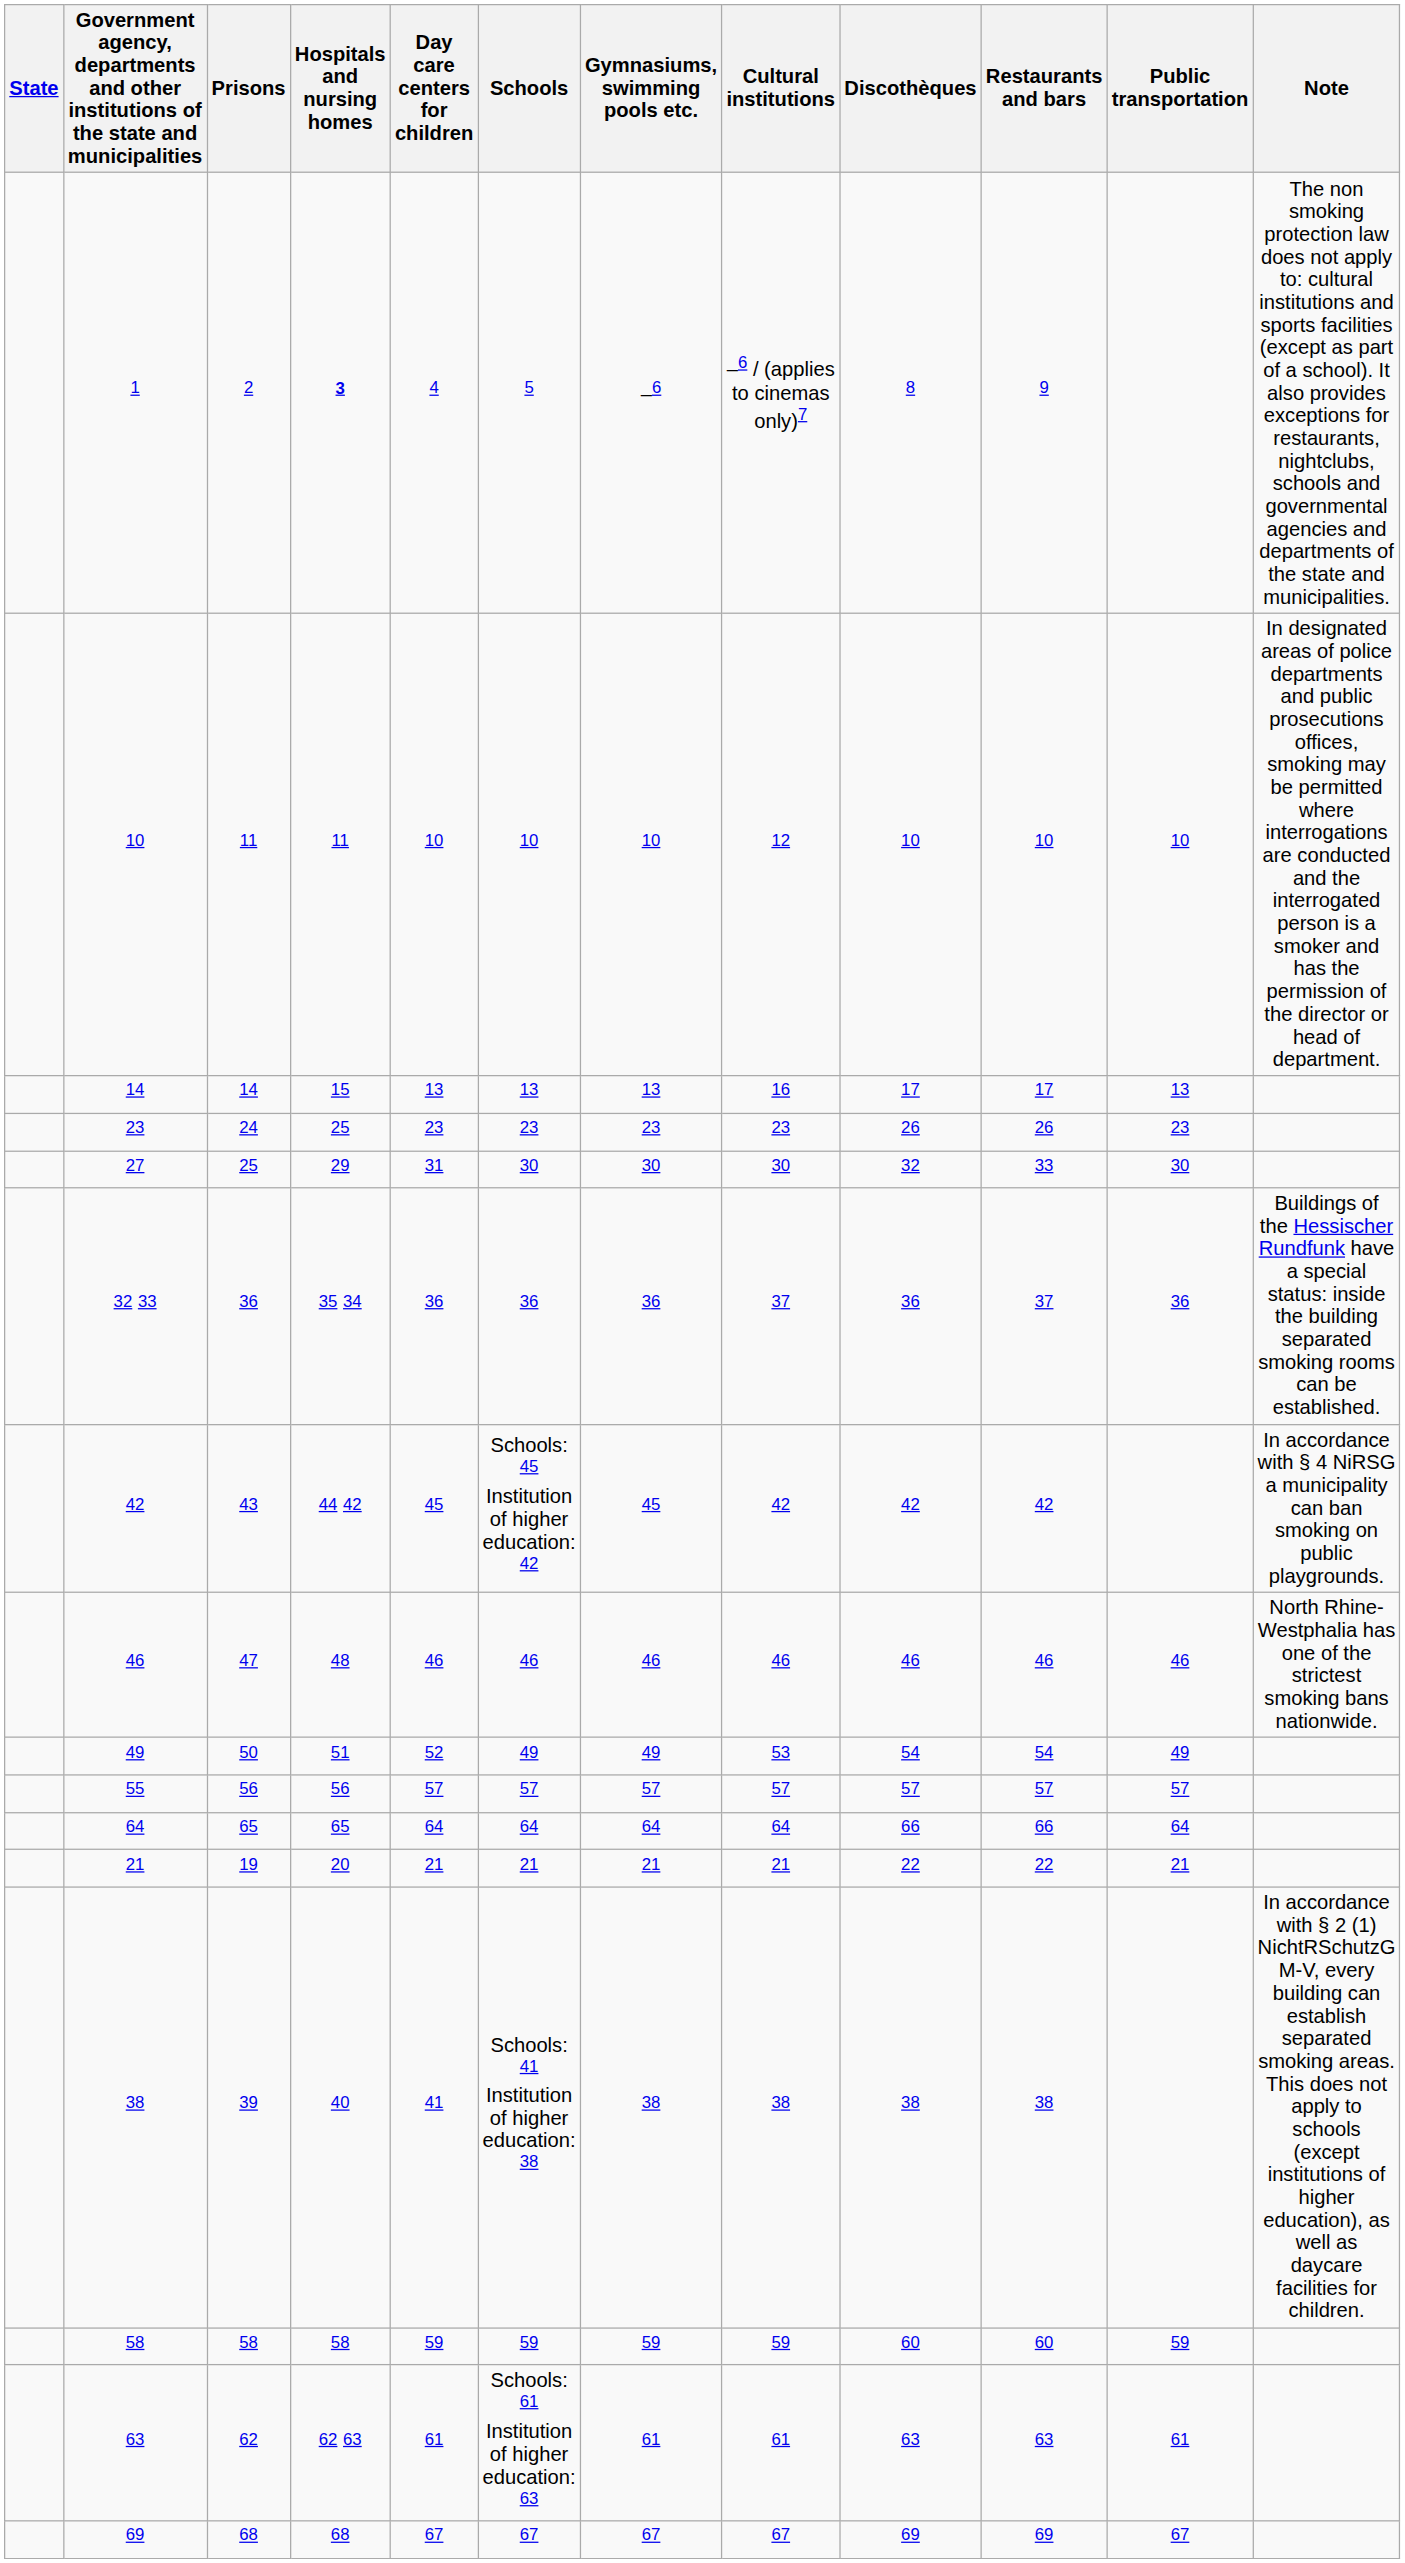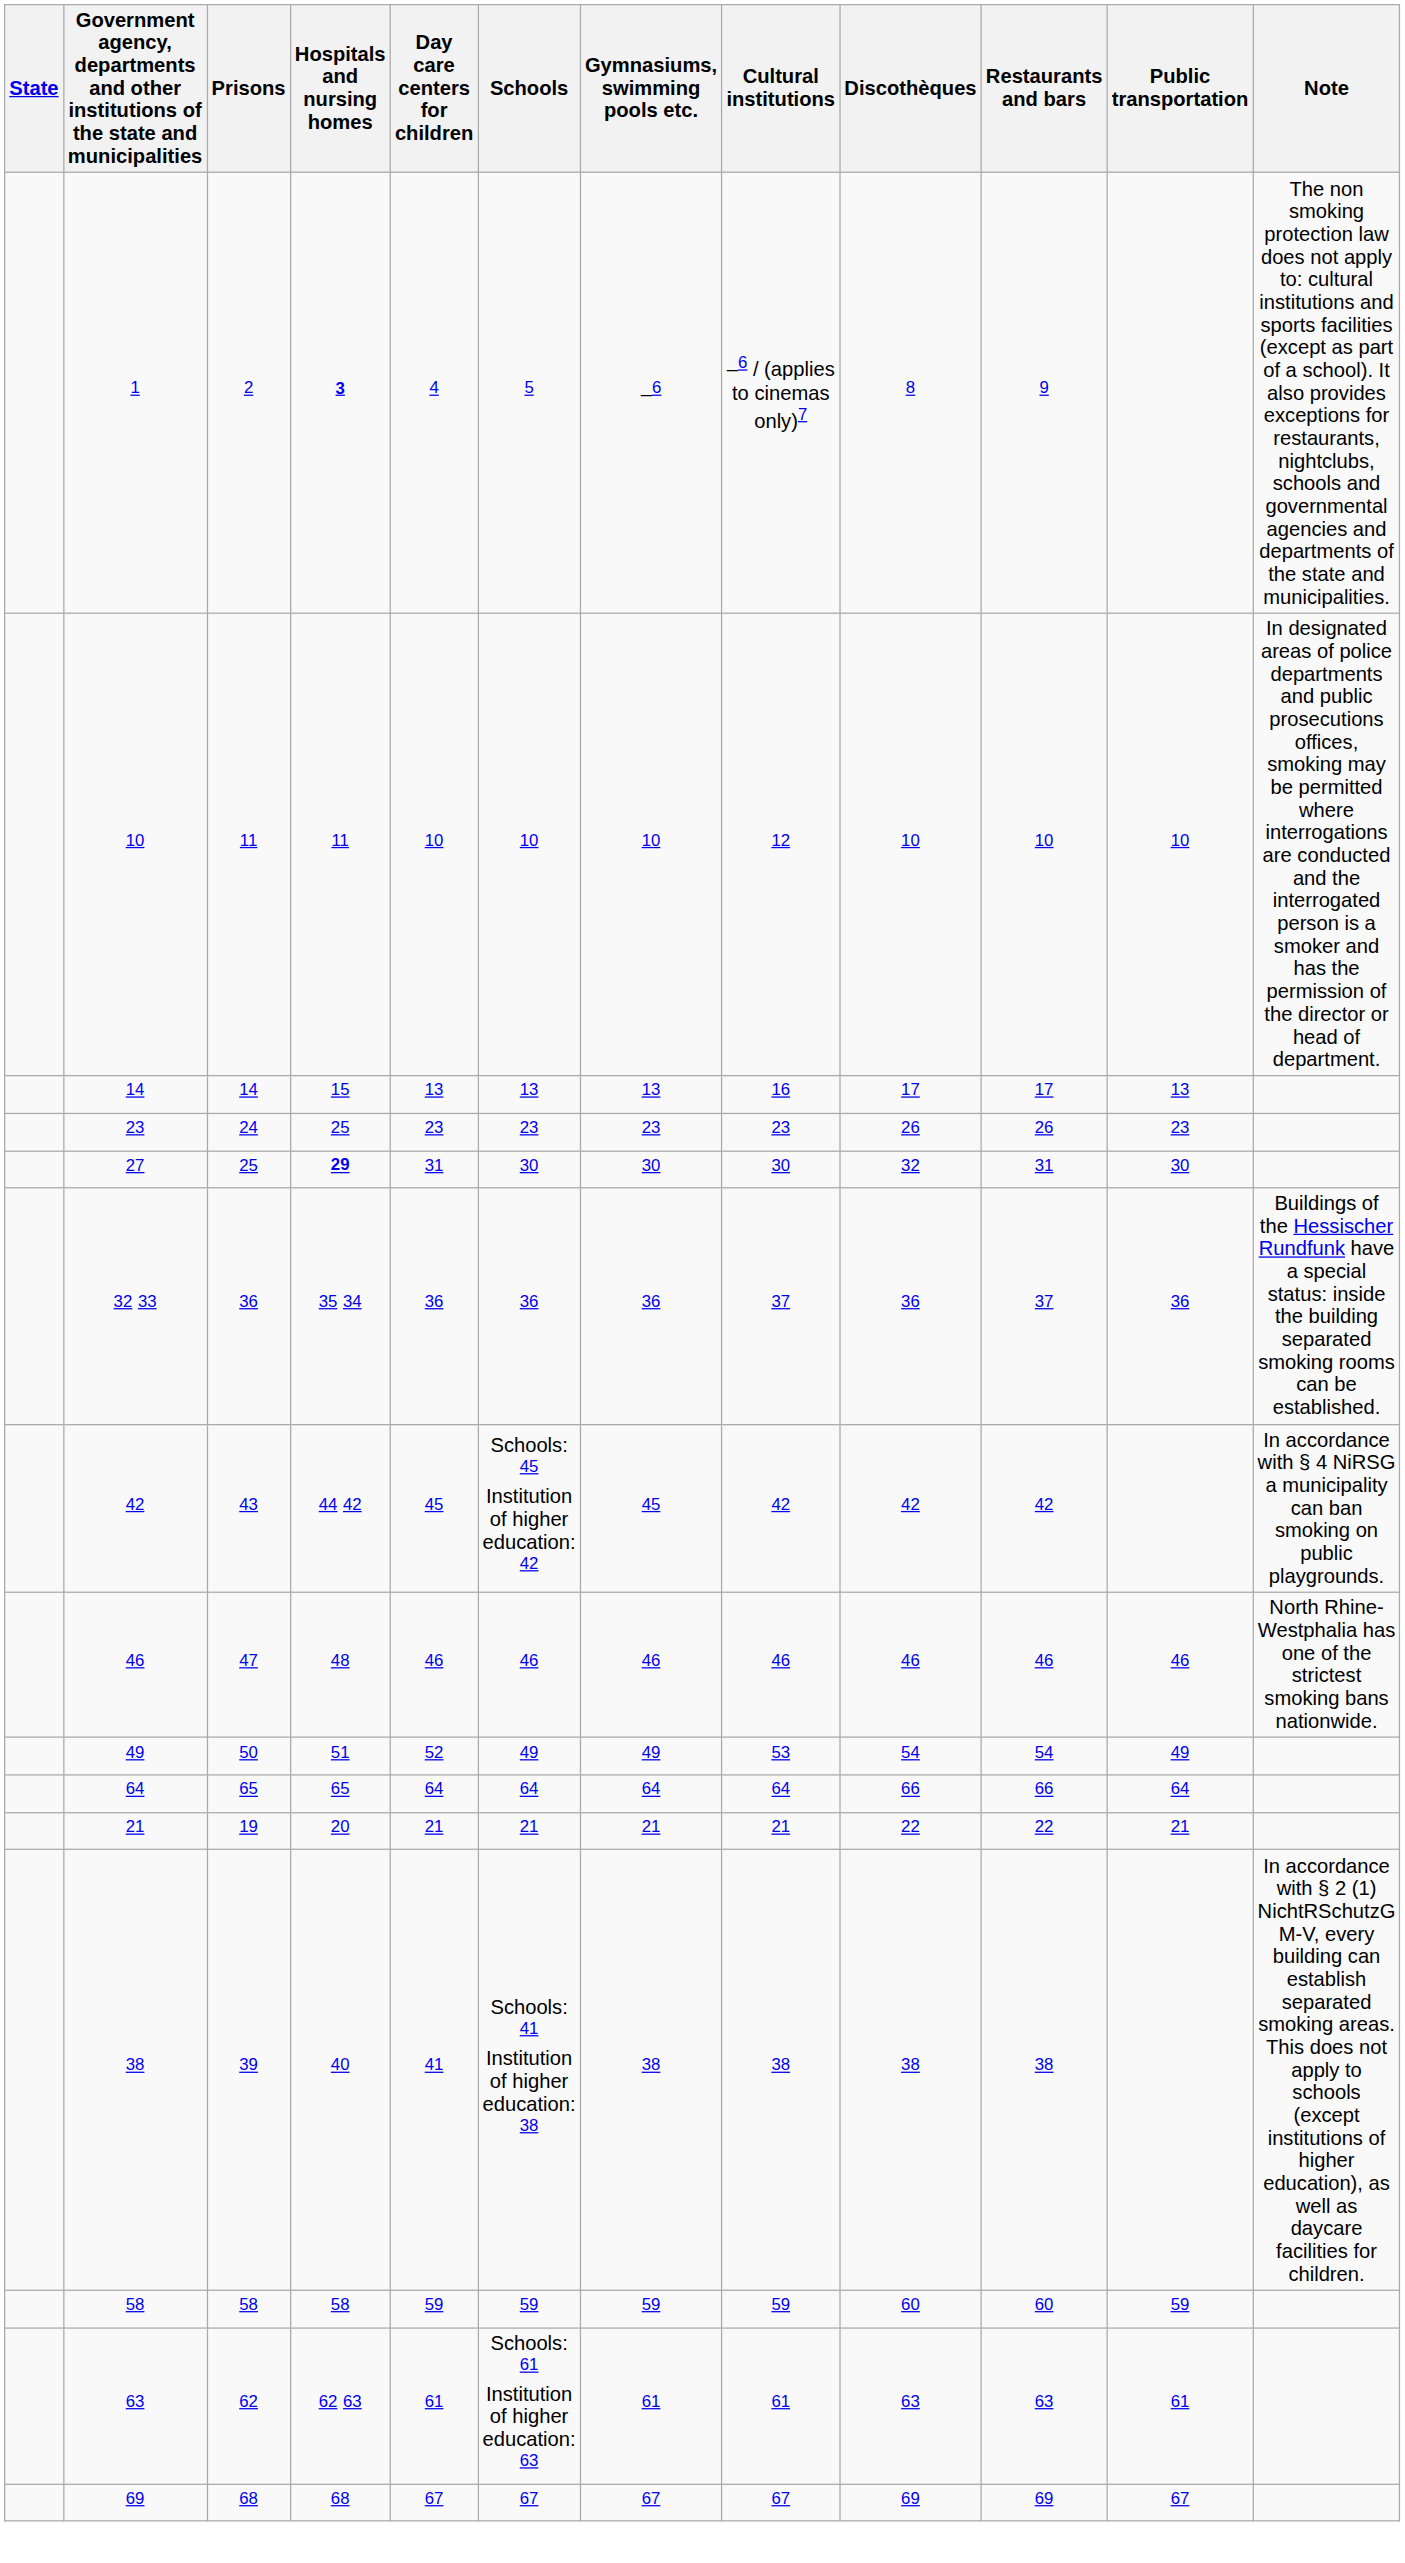(340, 1165) normal -> (340, 1169) bold
(1044, 1165) 33 -> (1044, 1165) 31
- row: (135, 1789)
